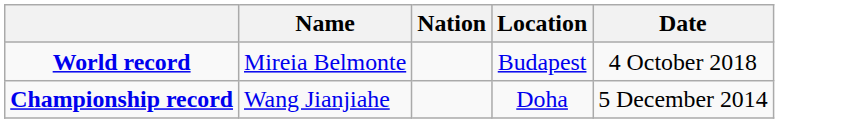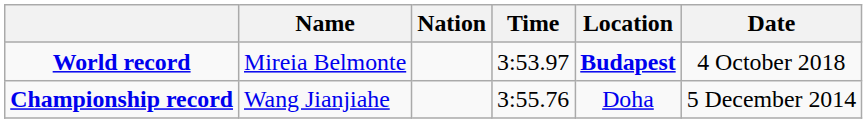+ column: (533, 23)
(542, 61) normal -> (628, 61) bold
